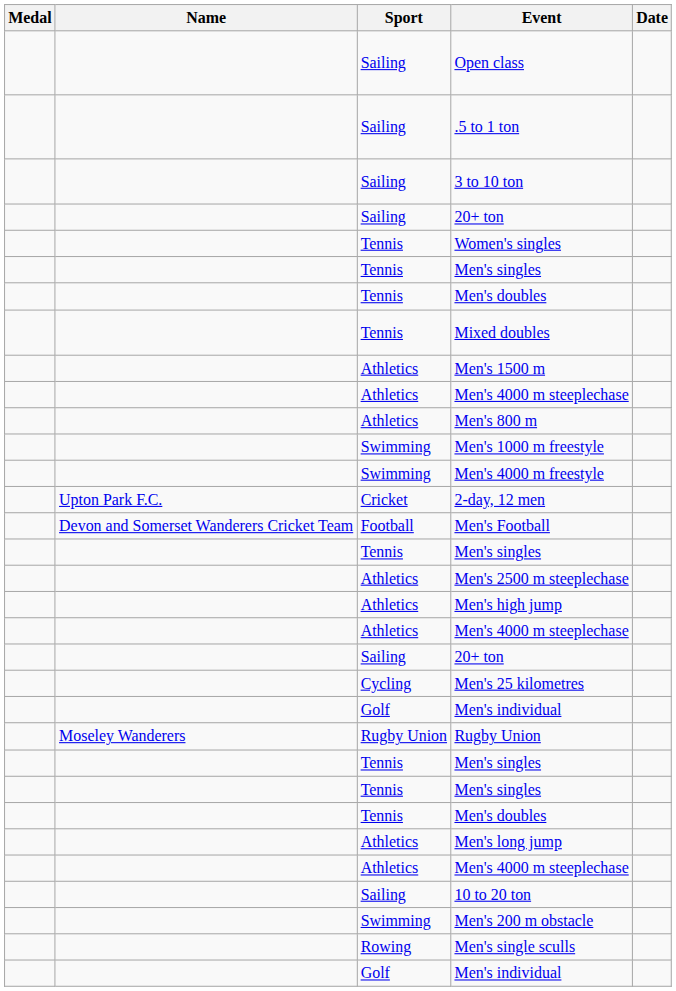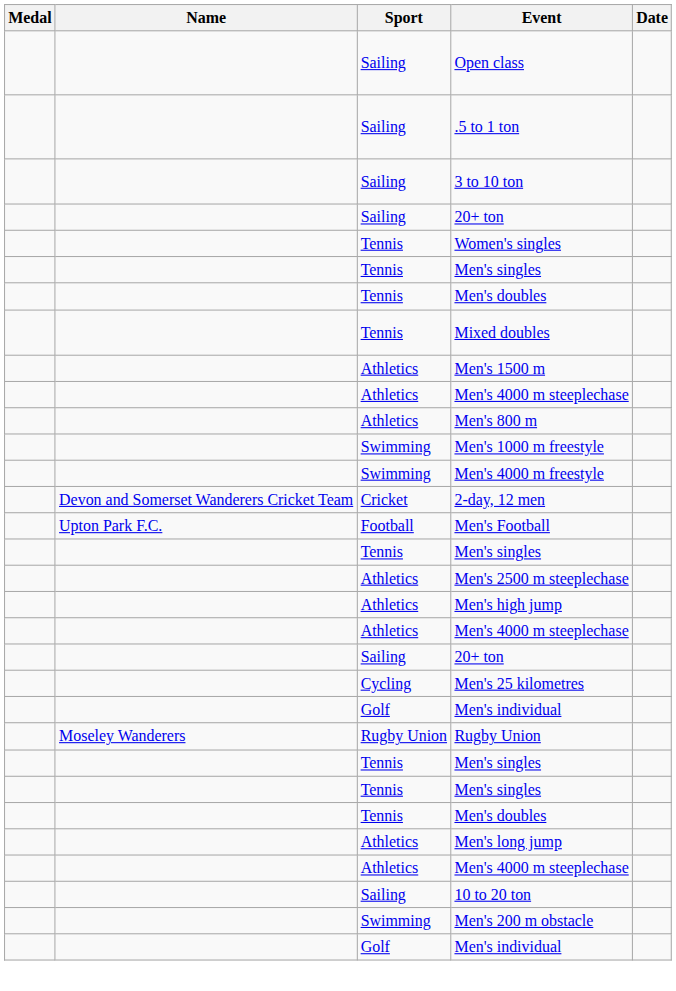(111, 499) Upton Park F.C. -> (206, 499) Devon and Somerset Wanderers Cricket Team
(206, 525) Devon and Somerset Wanderers Cricket Team -> (111, 525) Upton Park F.C.
- row: (386, 947)
